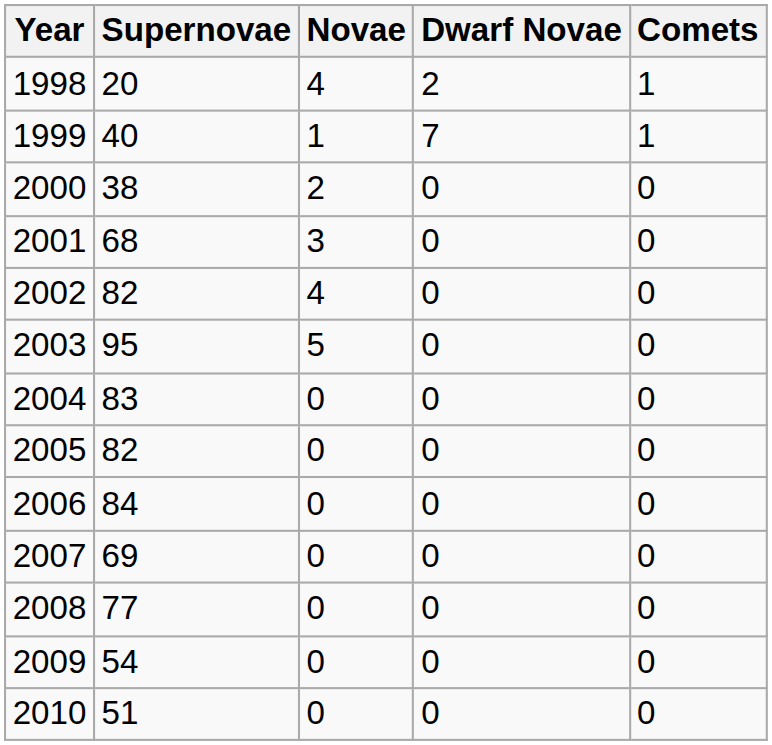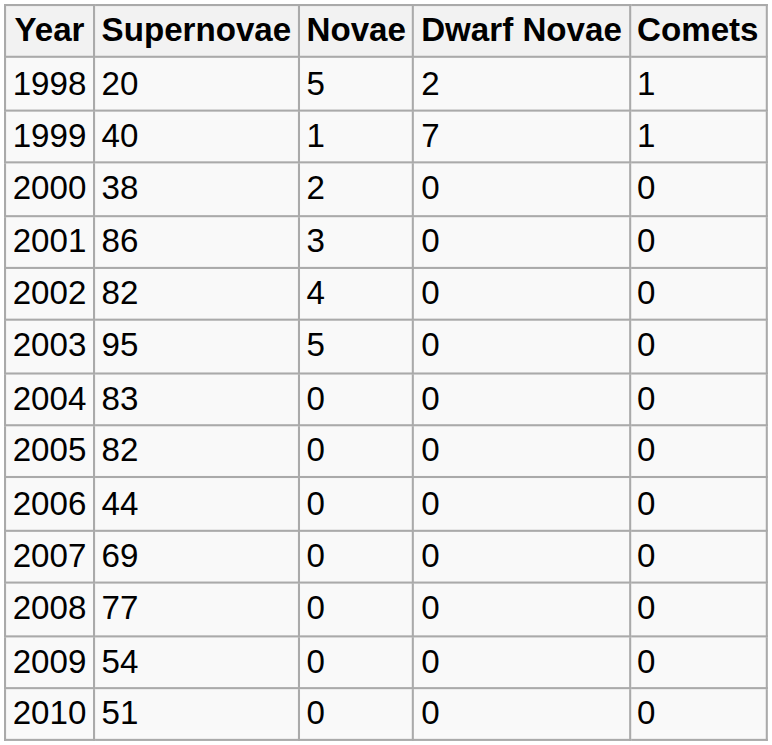(316, 83) 4 -> (316, 83) 5
(120, 240) 68 -> (120, 240) 86
(120, 503) 84 -> (120, 503) 44
